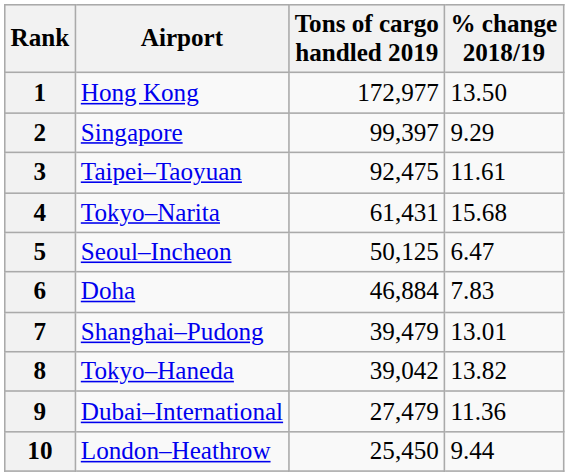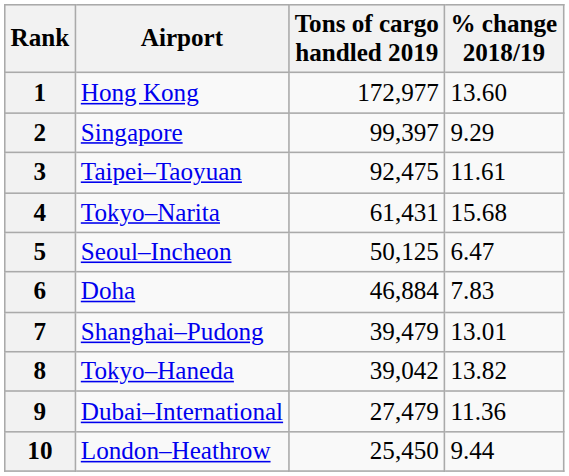(479, 92) 13.50 -> (479, 92) 13.60
